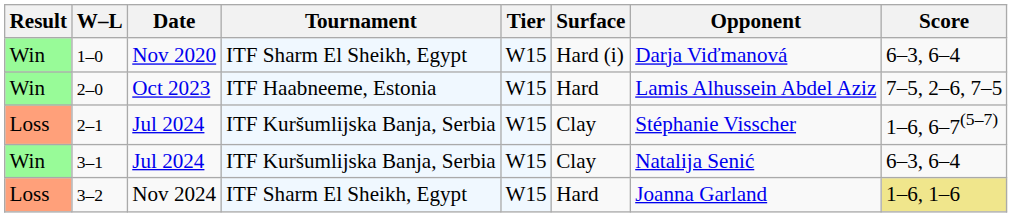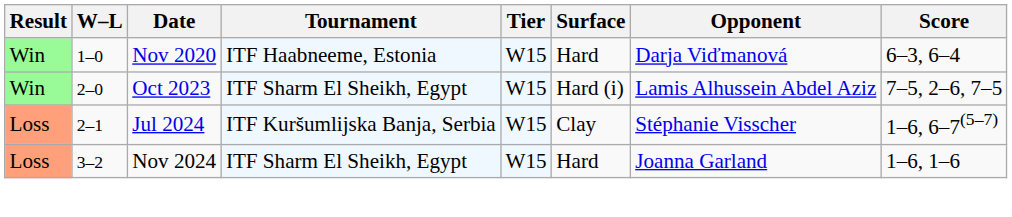(346, 54) ITF Sharm El Sheikh, Egypt -> (331, 54) ITF Haabneeme, Estonia
(590, 54) Hard (i) -> (577, 54) Hard
(331, 88) ITF Haabneeme, Estonia -> (346, 88) ITF Sharm El Sheikh, Egypt
(577, 88) Hard -> (590, 88) Hard (i)
- row: (90, 162)
(923, 194) khaki background -> (923, 160) no background
